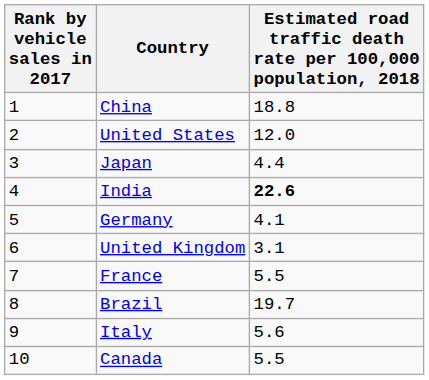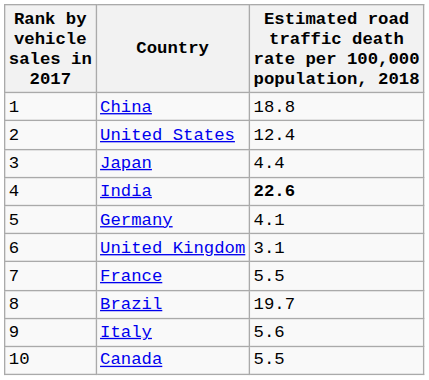(274, 135) 12.0 -> (274, 135) 12.4
